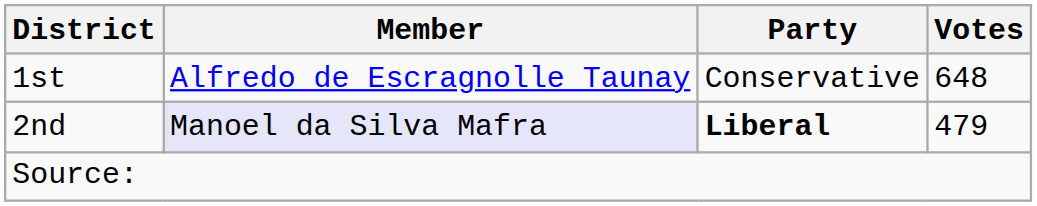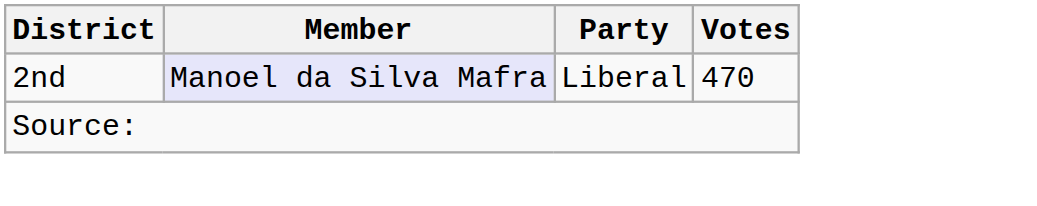- row: (39, 78)
(767, 127) bold -> (624, 78) normal
(961, 127) 479 -> (728, 78) 470
